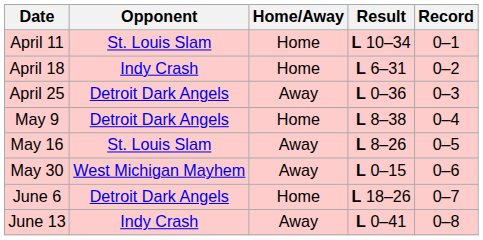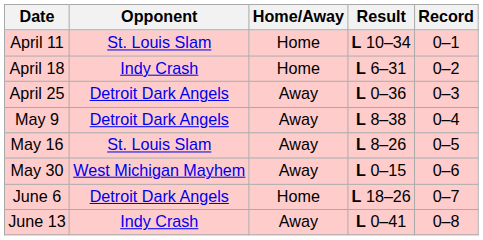(298, 119) Home -> (298, 119) Away
